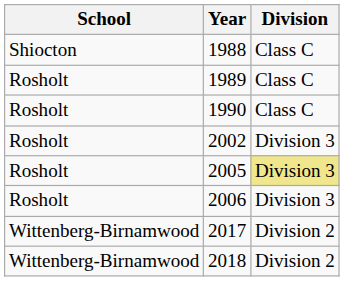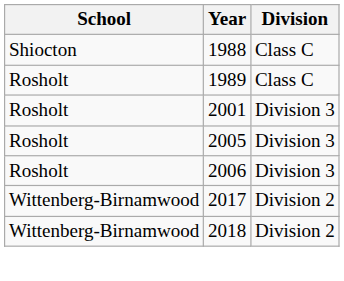- row: (227, 110)
+ row: (227, 110)
- row: (227, 140)
(295, 170) khaki background -> (295, 140) no background
